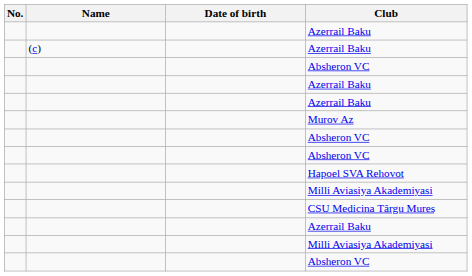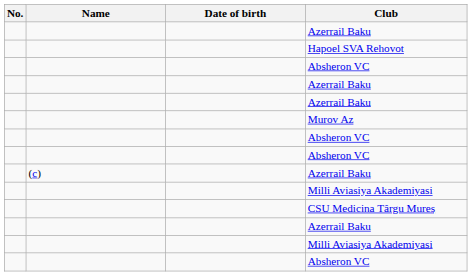rows swapped: (96, 173) <-> (35, 48)
